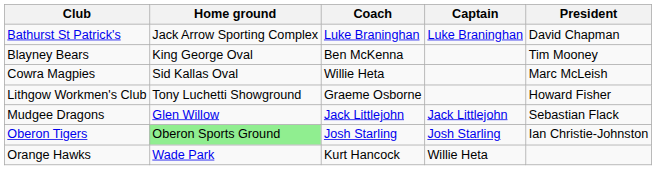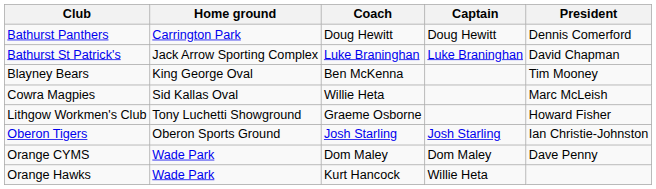+ row: (58, 34)
- row: (56, 114)
(216, 134) lightgreen background -> (216, 134) no background
+ row: (48, 154)
